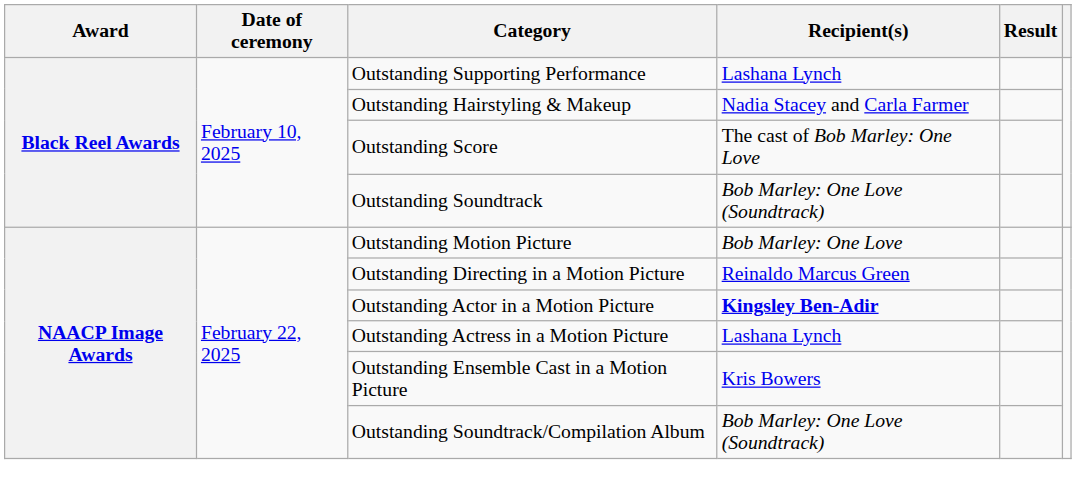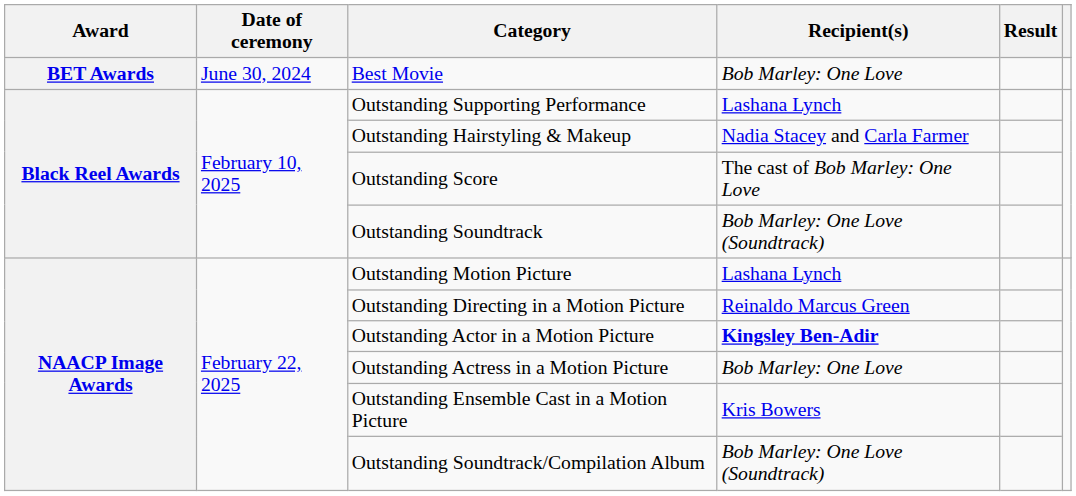+ row: (397, 73)
(812, 242) Bob Marley: One Love -> (782, 273) Lashana Lynch
(782, 336) Lashana Lynch -> (812, 367) Bob Marley: One Love
